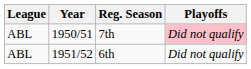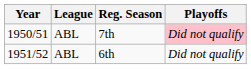columns swapped: (72, 14) <-> (27, 14)
